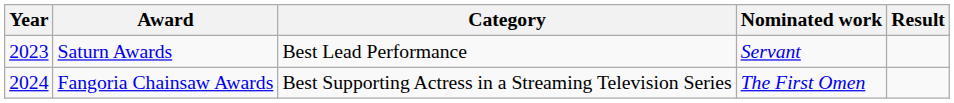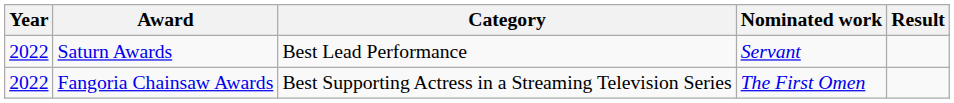(29, 51) 2023 -> (29, 51) 2022
(29, 82) 2024 -> (29, 82) 2022
